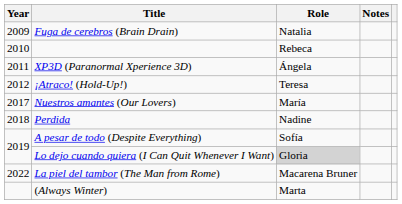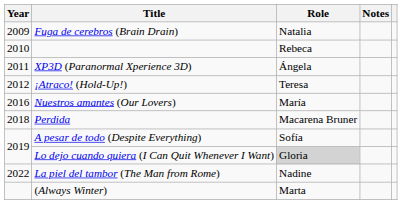(18, 102) 2017 -> (18, 102) 2016
(295, 119) Nadine -> (318, 119) Macarena Bruner
(318, 173) Macarena Bruner -> (295, 173) Nadine
